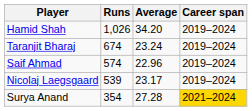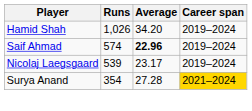- row: (41, 47)
(149, 64) normal -> (149, 47) bold
